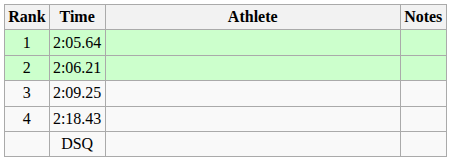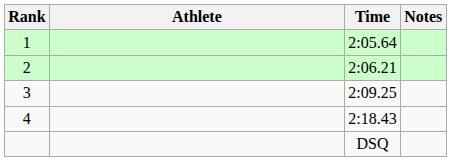columns swapped: (253, 17) <-> (77, 17)
